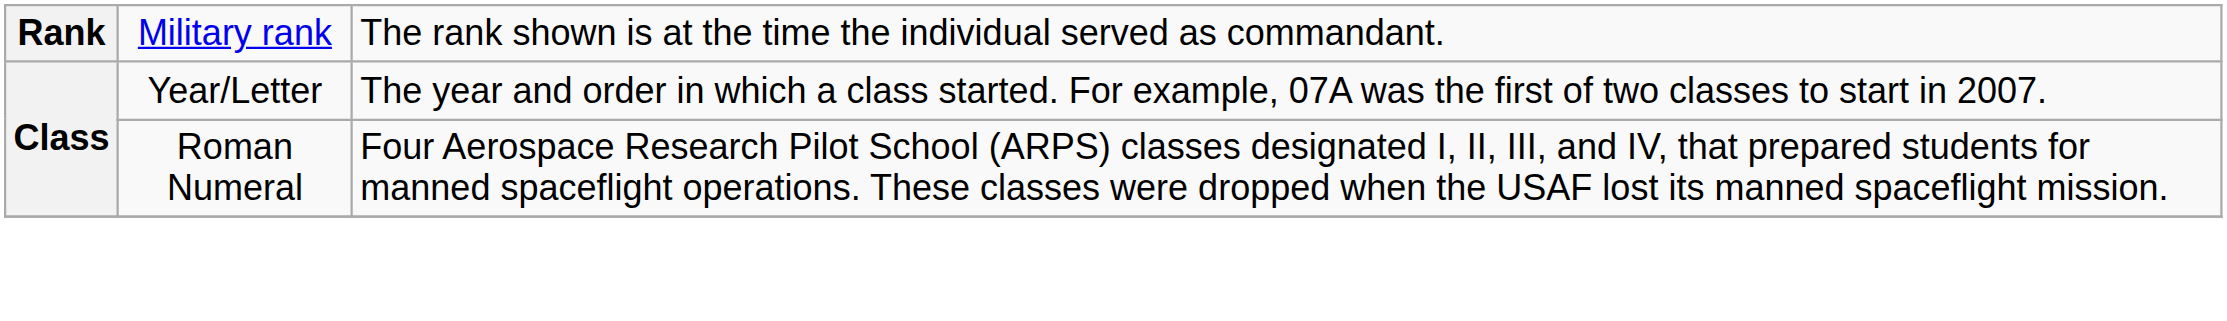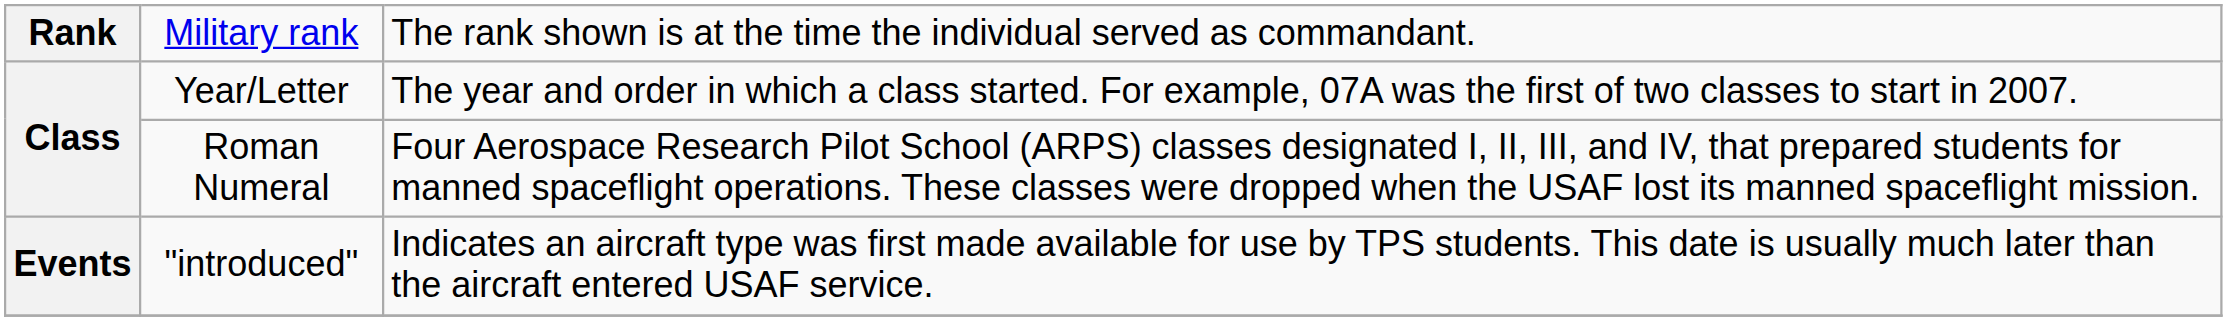+ row: (261, 265)
